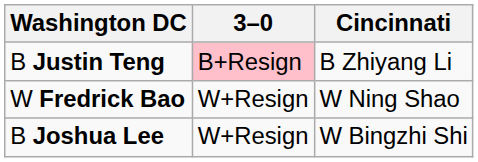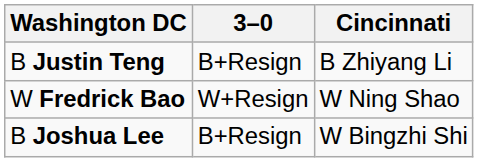(250, 61) pink background -> (250, 61) no background
(253, 136) W+Resign -> (250, 136) B+Resign
